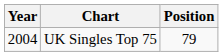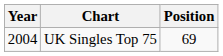(189, 39) 79 -> (189, 39) 69
